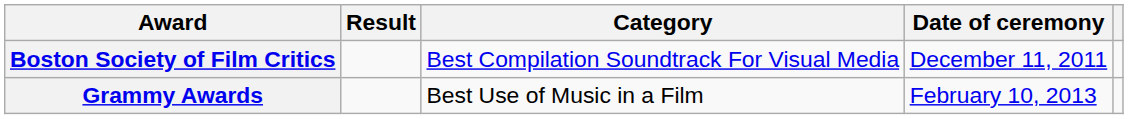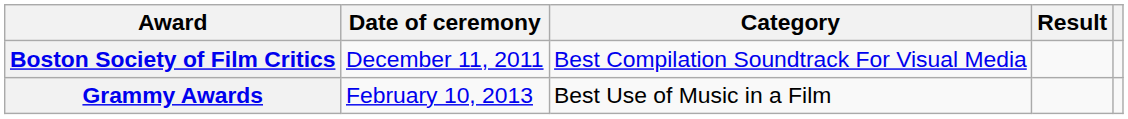columns swapped: (1008, 22) <-> (381, 22)
